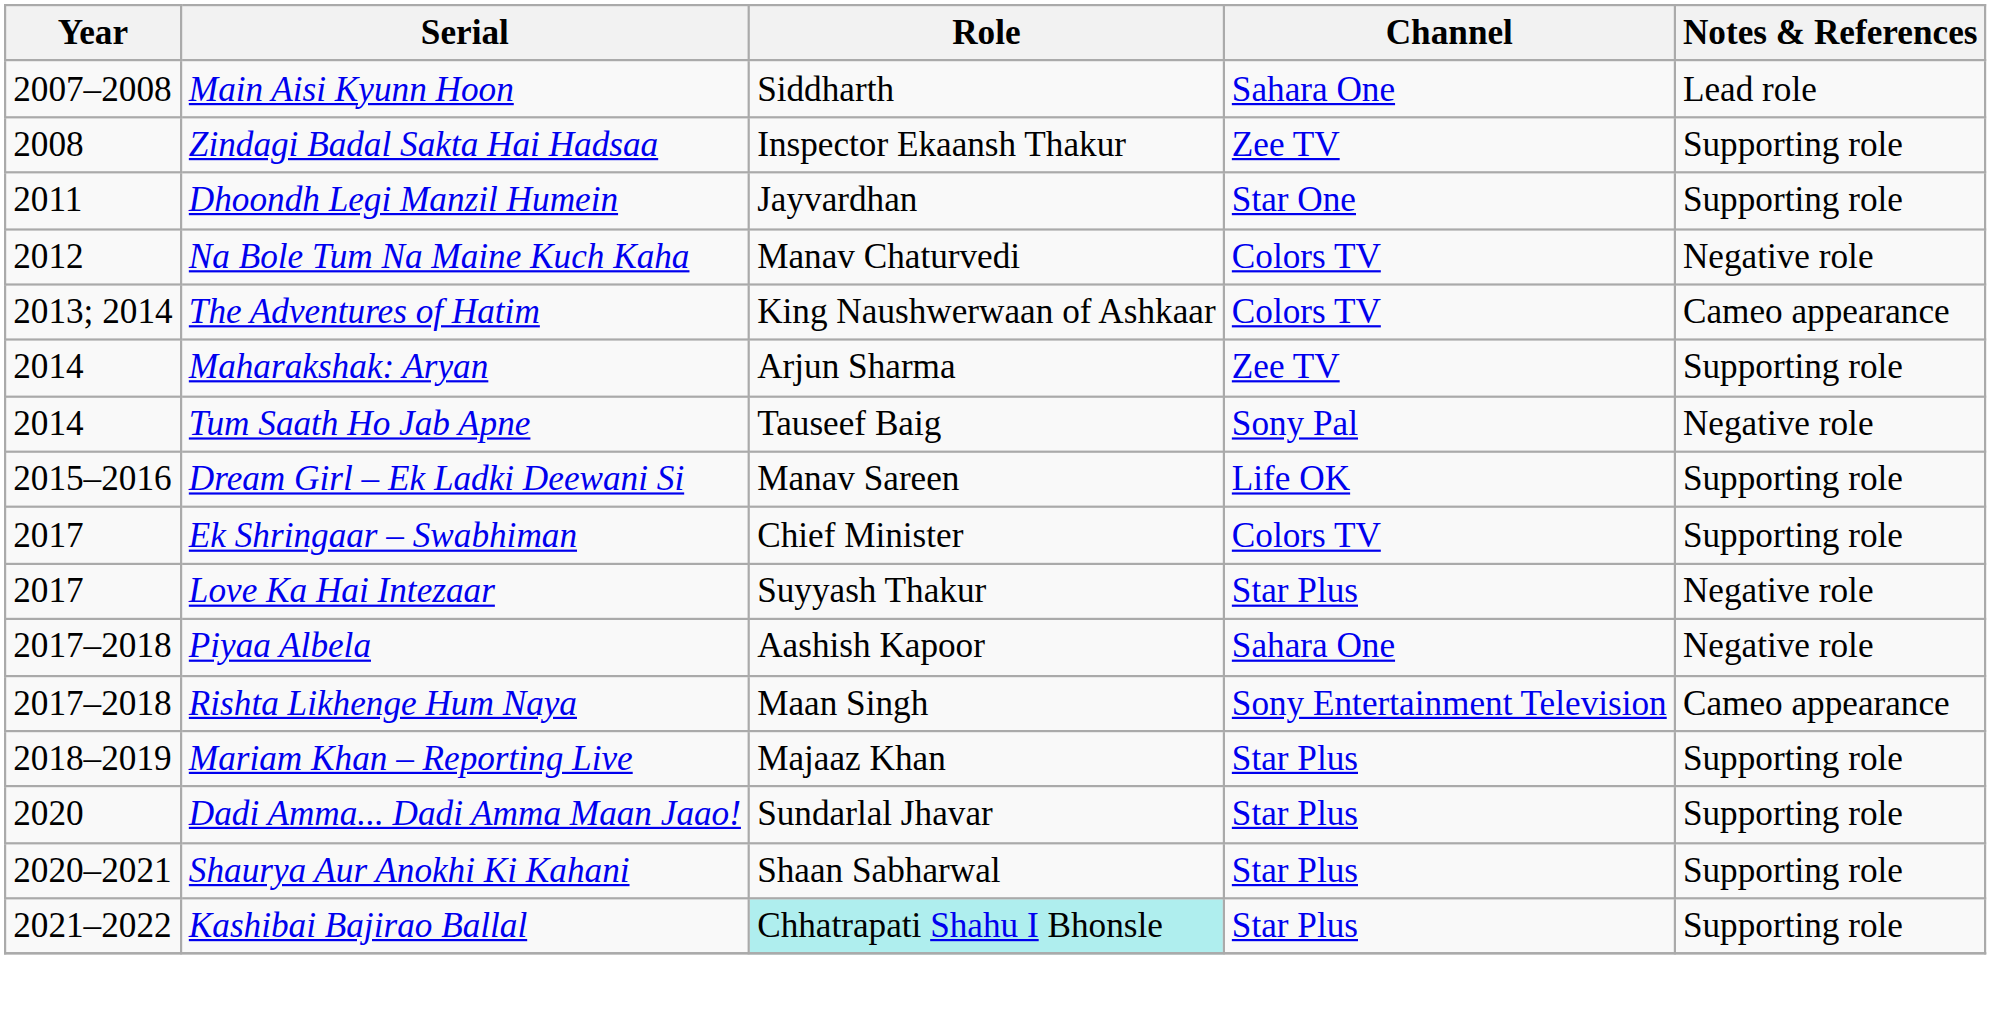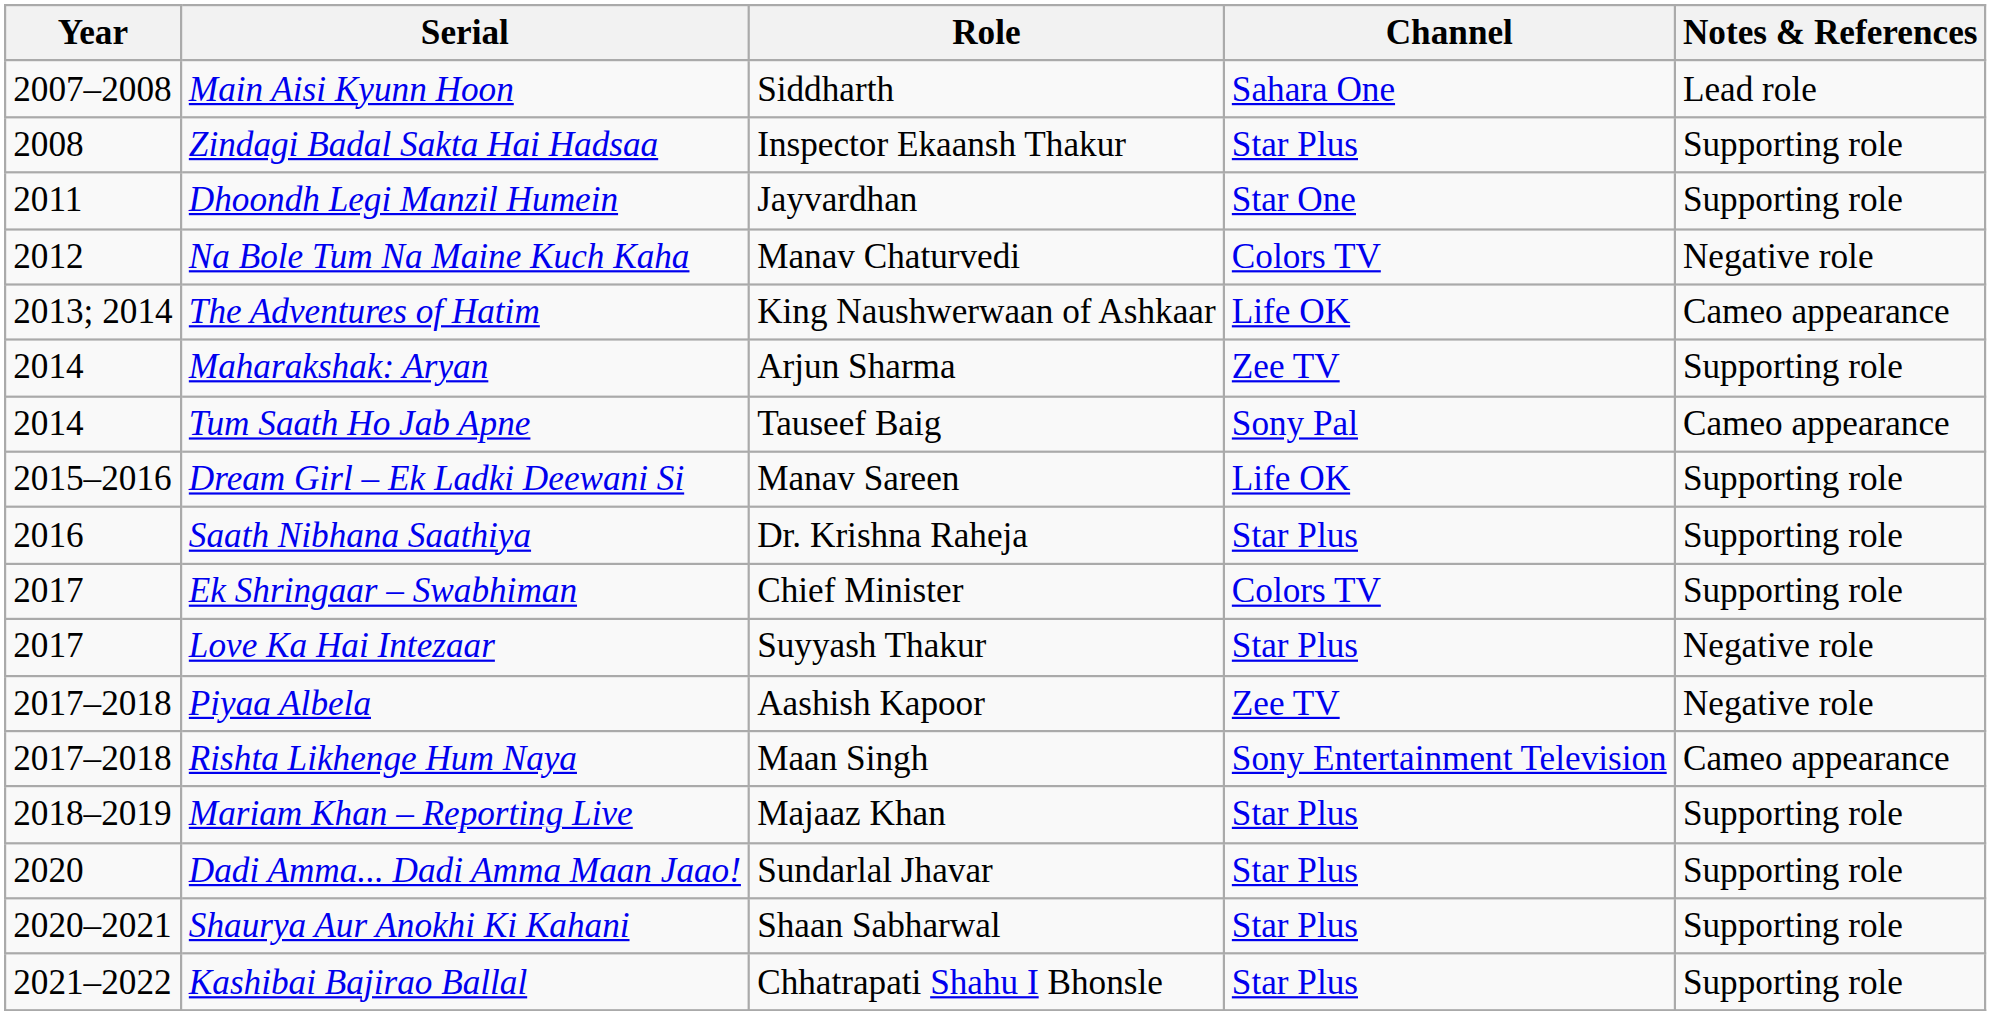(1286, 144) Zee TV -> (1295, 144) Star Plus
(1306, 311) Colors TV -> (1291, 311) Life OK
(1778, 423) Negative role -> (1816, 423) Cameo appearance
+ row: (360, 534)
(1313, 646) Sahara One -> (1286, 702) Zee TV
(960, 925) paleturquoise background -> (960, 981) no background
